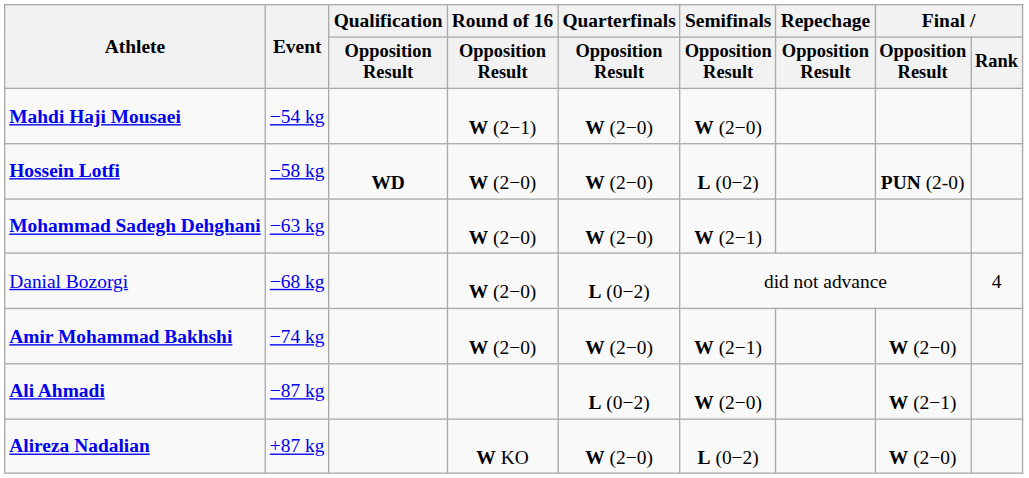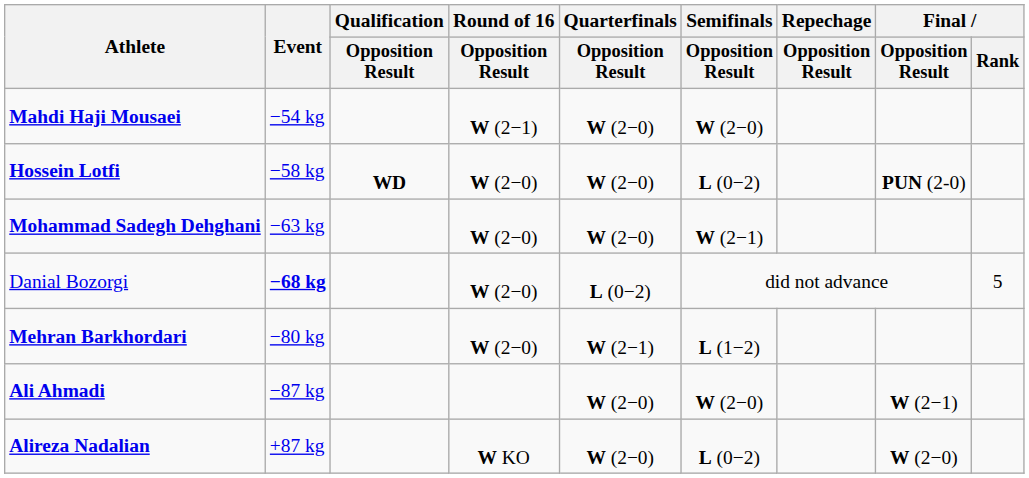(297, 281) normal -> (298, 281) bold
(996, 281) 4 -> (998, 281) 5
- row: (121, 336)
+ row: (98, 336)
(619, 402) L (0−2) -> (620, 402) W (2−0)
